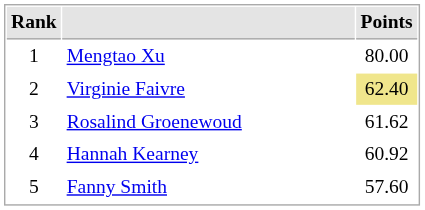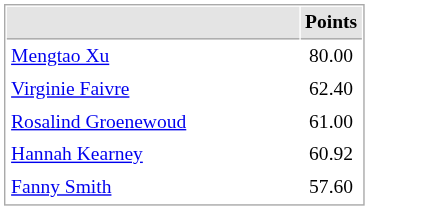- column: (34, 22)
(387, 88) khaki background -> (331, 88) no background
(387, 121) 61.62 -> (331, 121) 61.00
